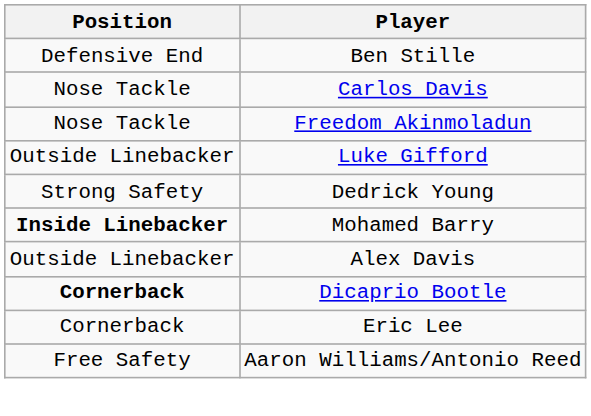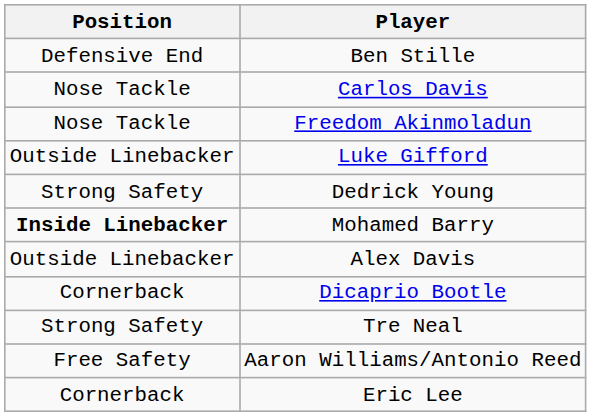(122, 293) bold -> (122, 293) normal
+ row: (413, 327)
rows swapped: (413, 361) <-> (413, 327)
